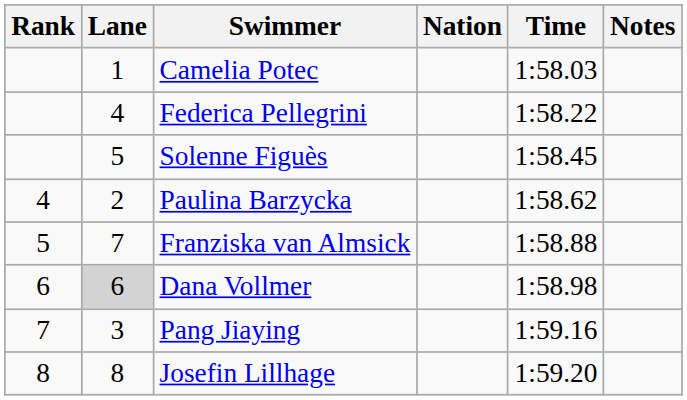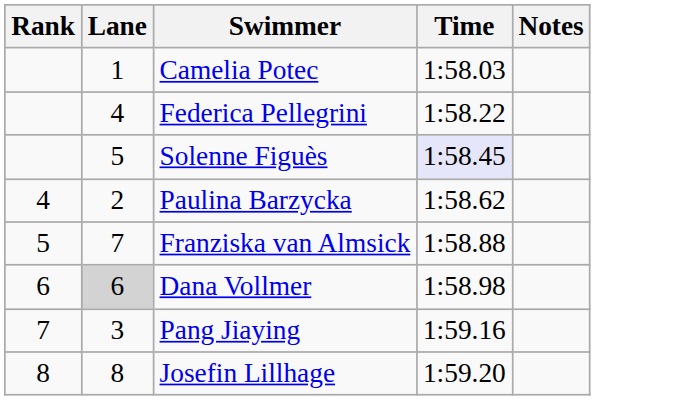- column: (462, 26)
(556, 156) no background -> (464, 156) lavender background
